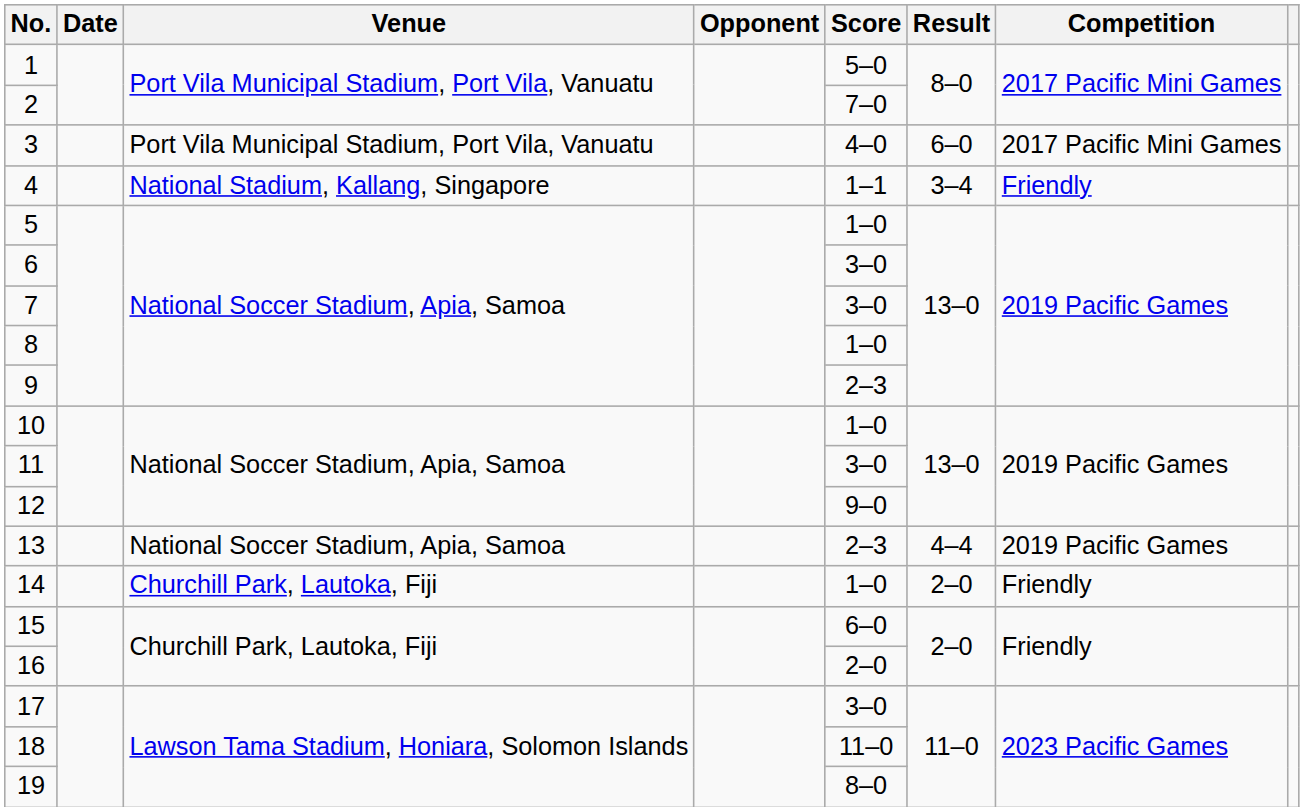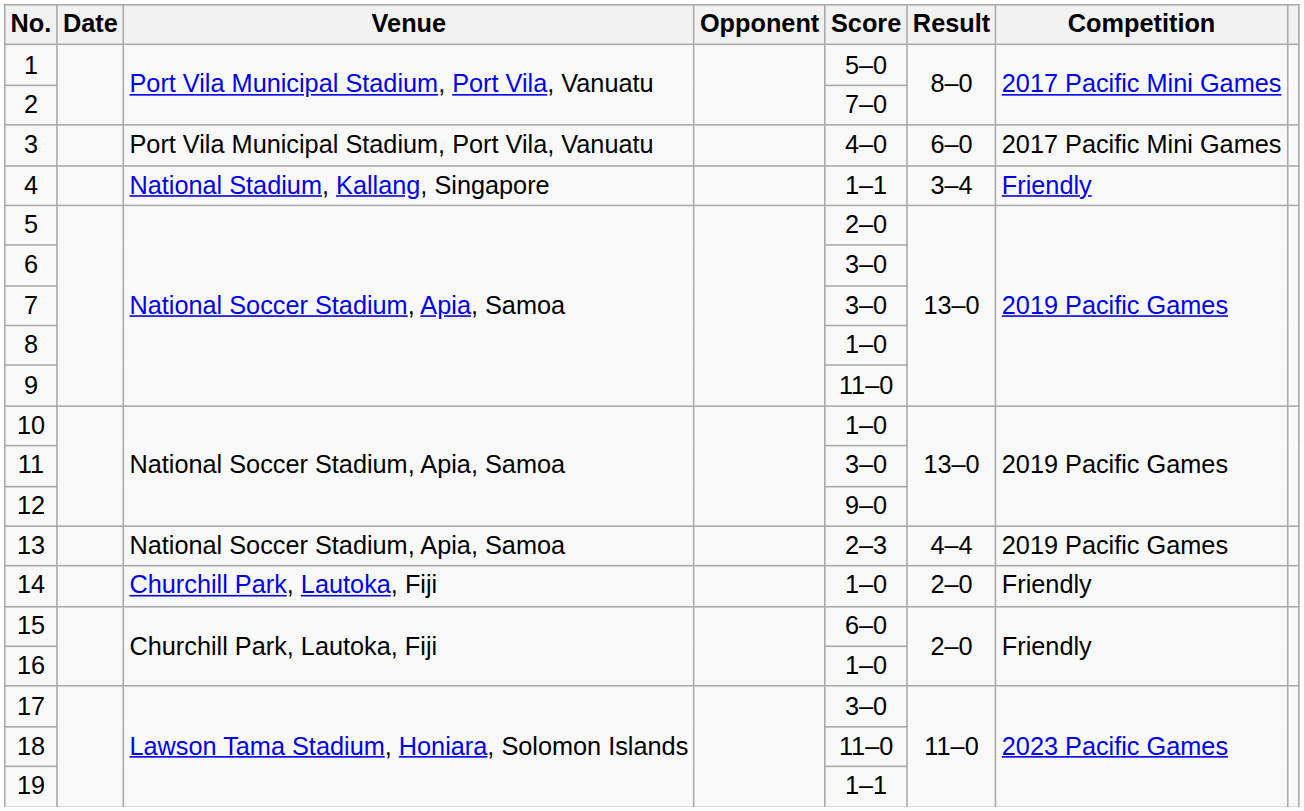(866, 225) 1–0 -> (866, 225) 2–0
(866, 385) 2–3 -> (866, 385) 11–0
(866, 666) 2–0 -> (866, 666) 1–0
(866, 786) 8–0 -> (866, 786) 1–1
